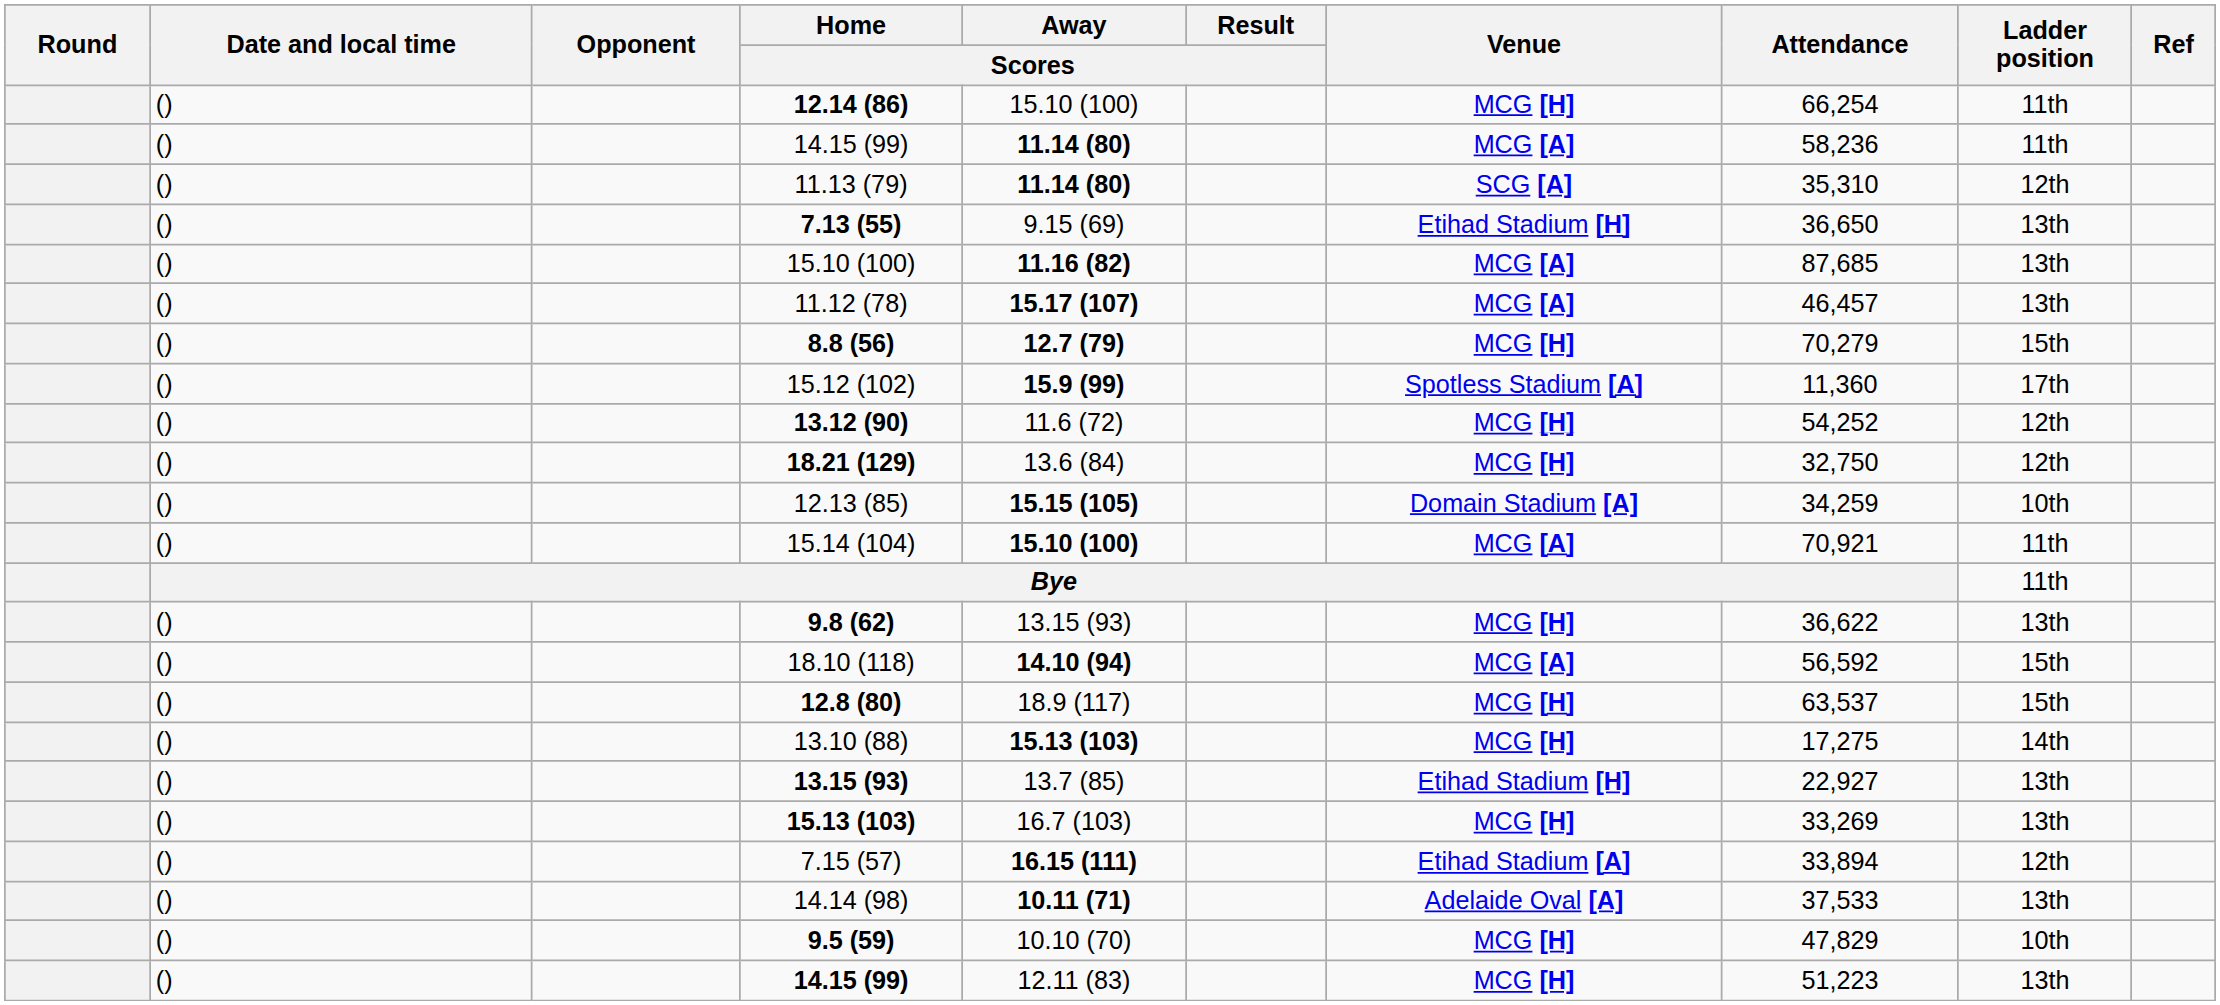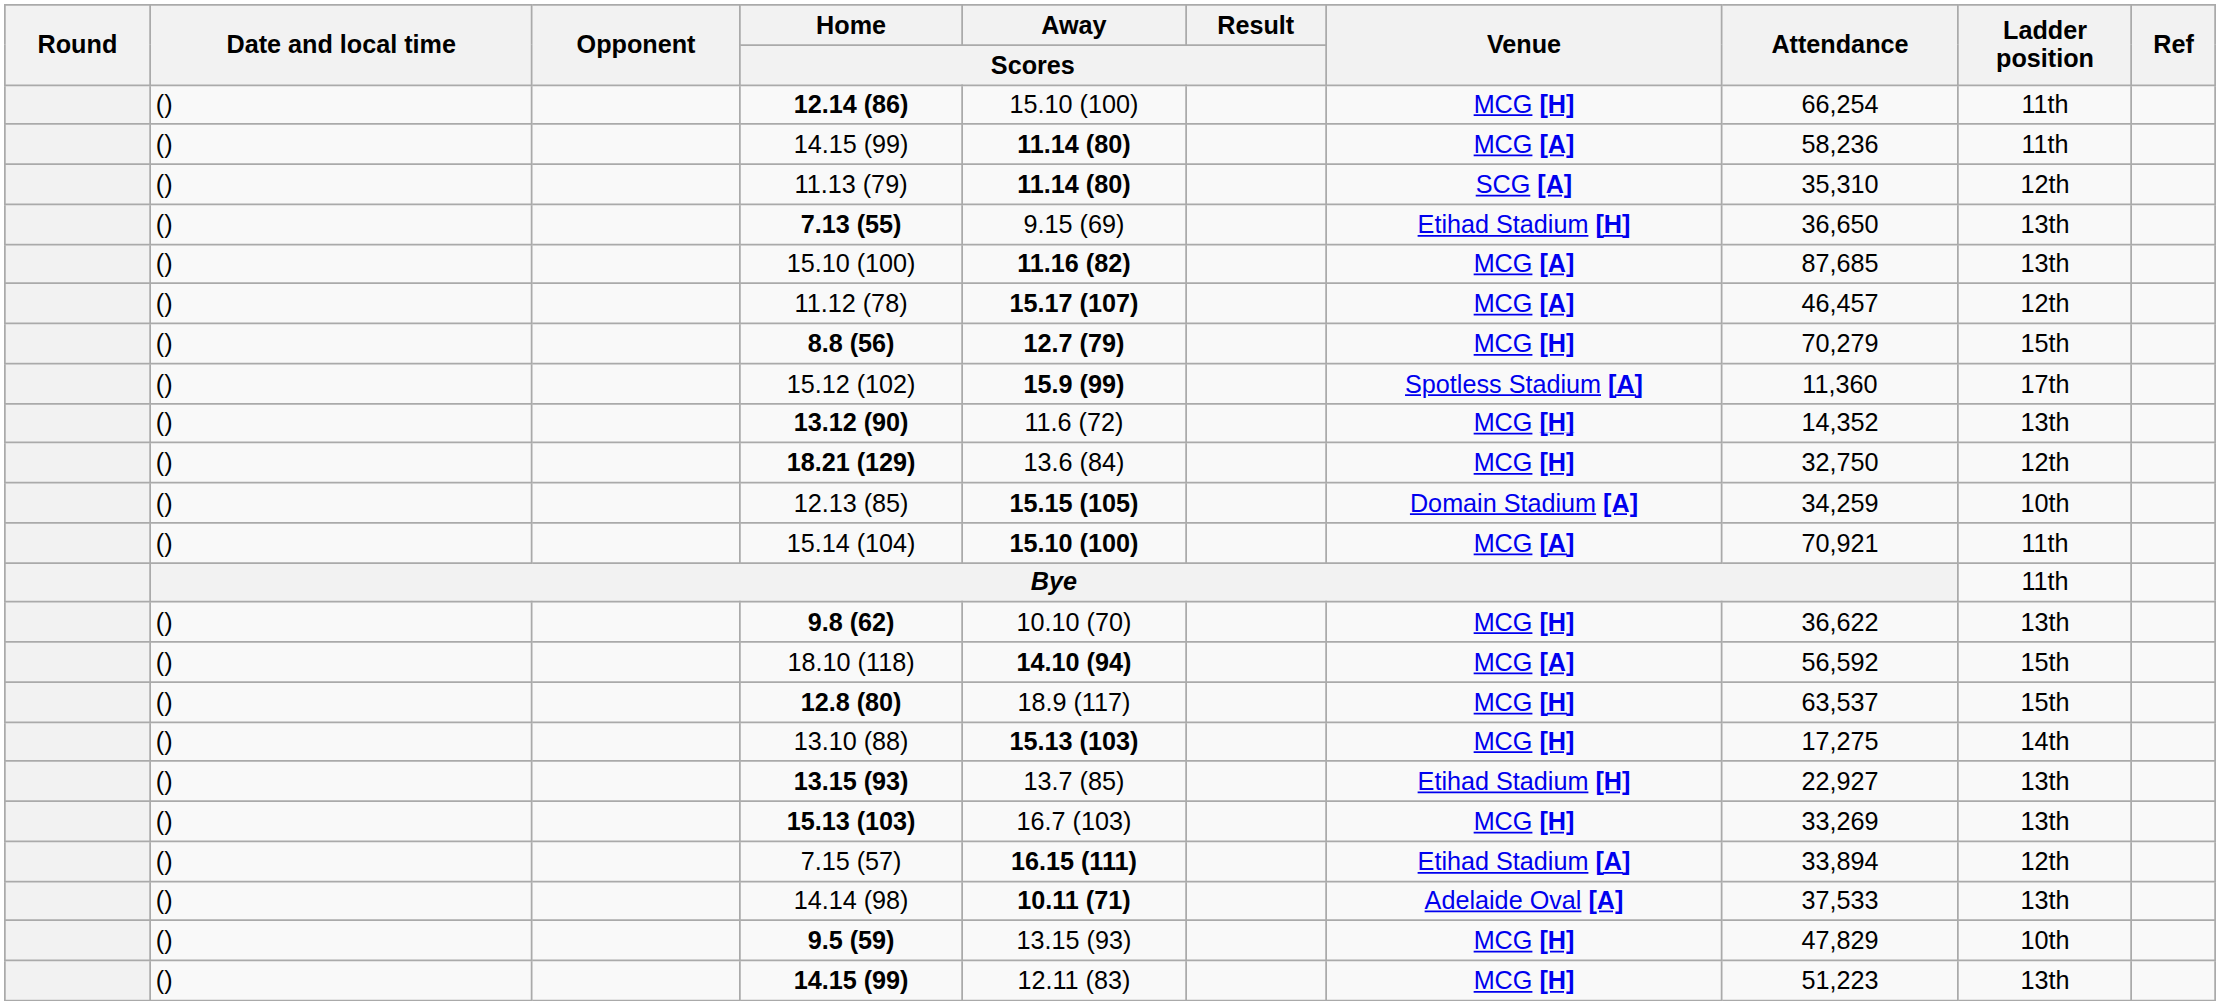(2045, 304) 13th -> (2045, 304) 12th
(1840, 423) 54,252 -> (1840, 423) 14,352
(2045, 423) 12th -> (2045, 423) 13th
(1074, 622) 13.15 (93) -> (1074, 622) 10.10 (70)
(1074, 941) 10.10 (70) -> (1074, 941) 13.15 (93)
